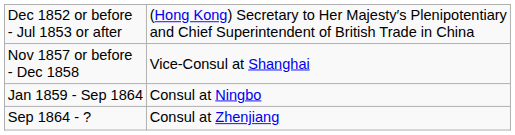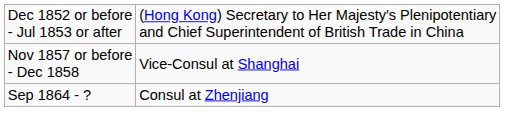- row: (75, 94)
